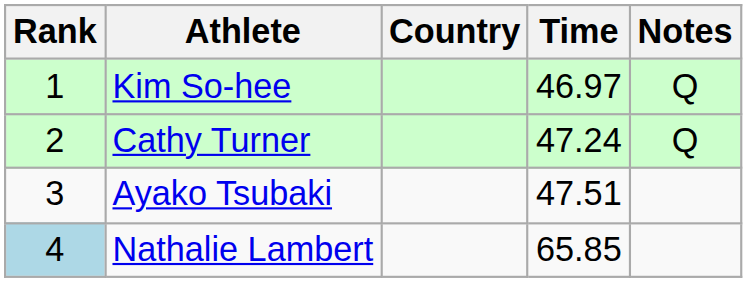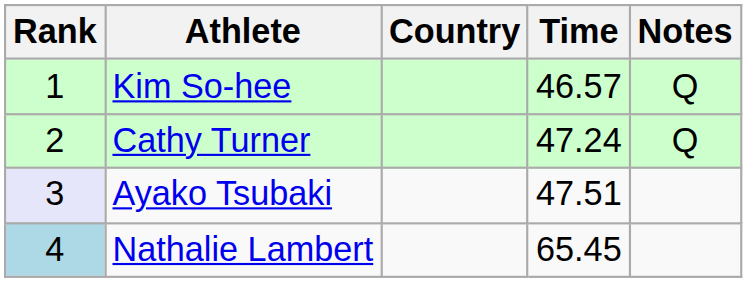(579, 85) 46.97 -> (579, 85) 46.57
(55, 194) no background -> (55, 194) lavender background
(579, 248) 65.85 -> (579, 248) 65.45
